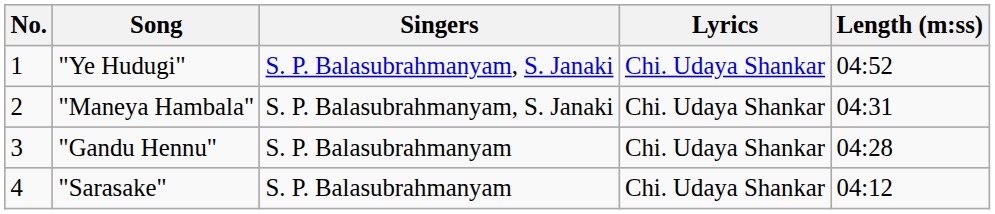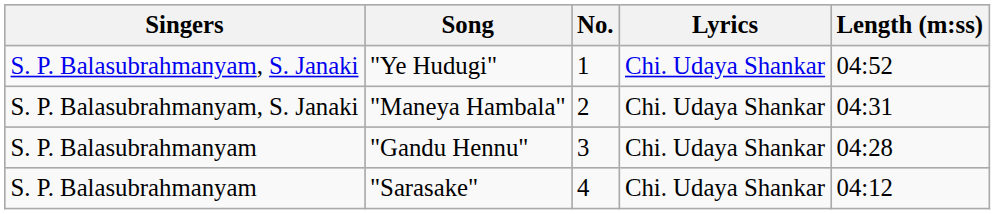columns swapped: (29, 25) <-> (440, 25)
